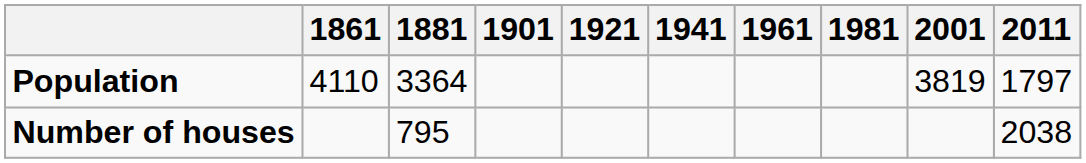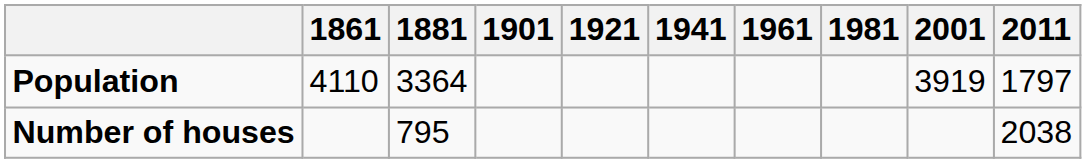(950, 81) 3819 -> (950, 81) 3919
